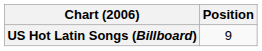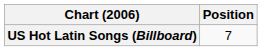(228, 35) 9 -> (228, 35) 7
